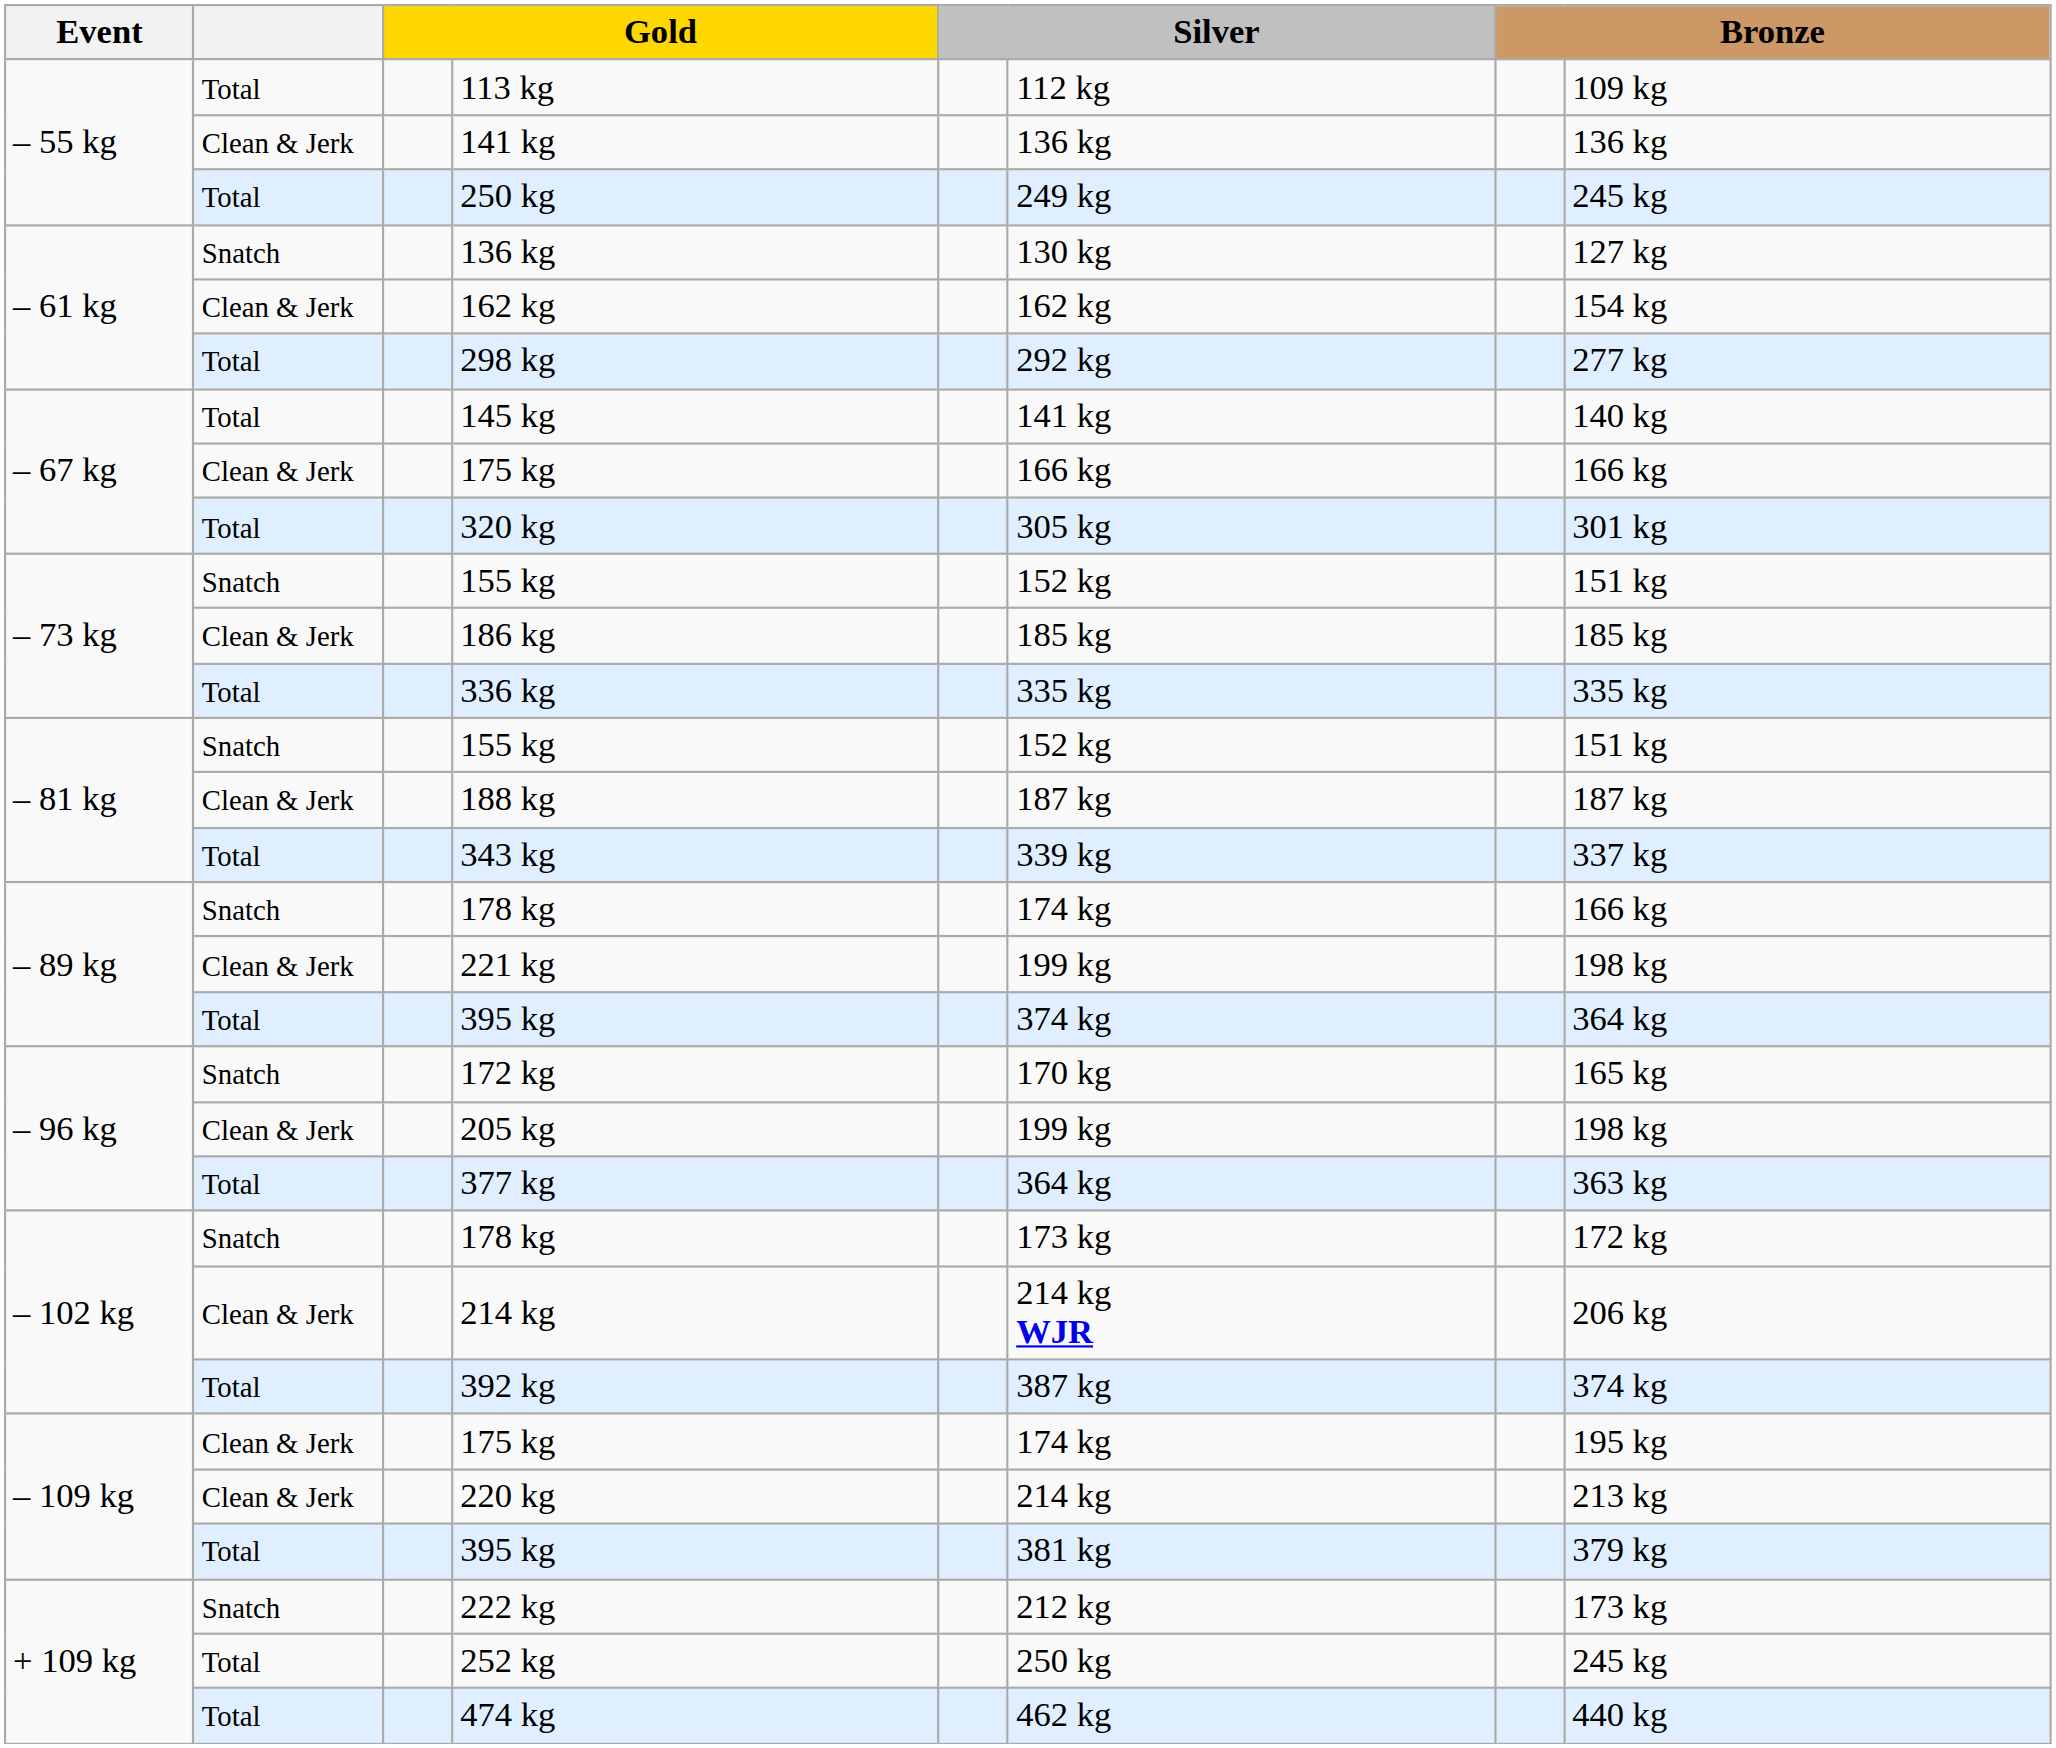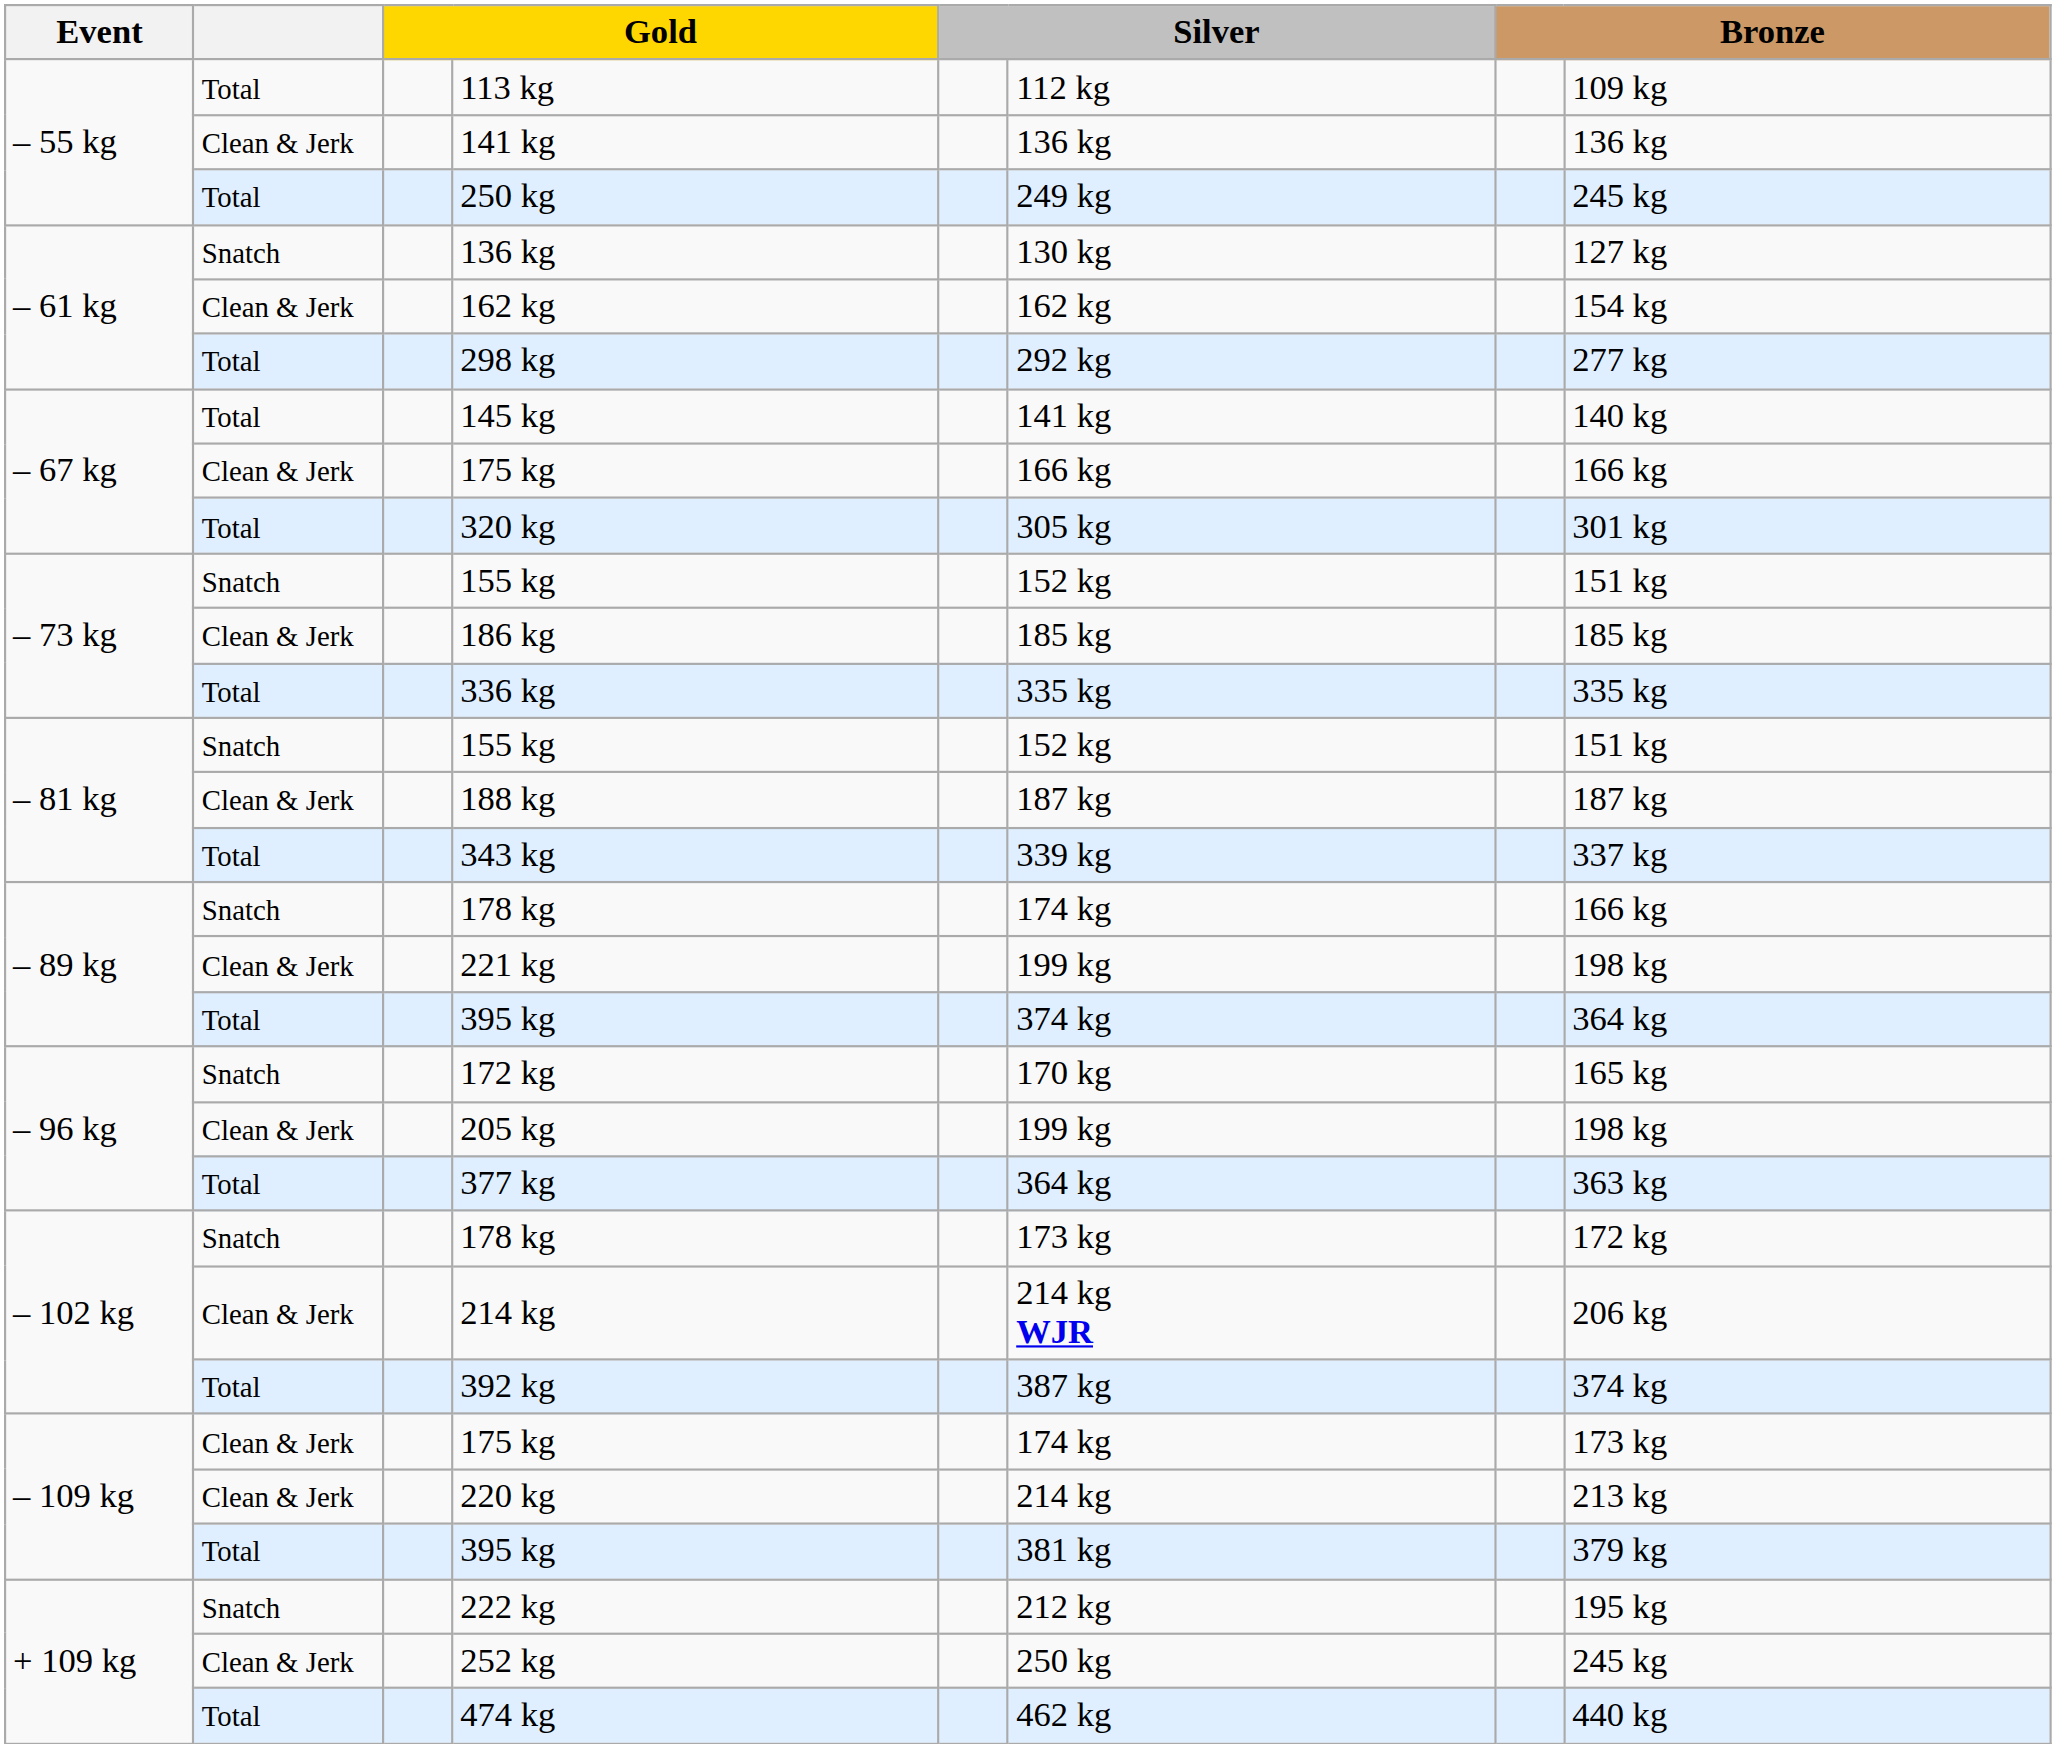(1620, 1441) 195 kg -> (1620, 1441) 173 kg
(1620, 1605) 173 kg -> (1620, 1605) 195 kg
(231, 1662) Total -> (278, 1662) Clean & Jerk
